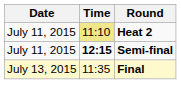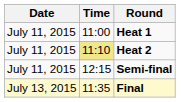+ row: (134, 32)
(97, 50) bold -> (97, 69) normal
